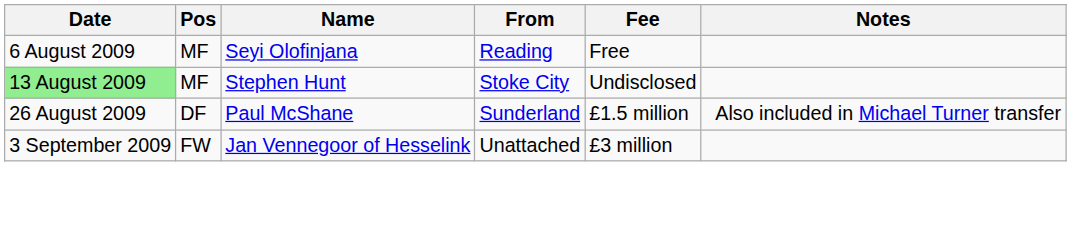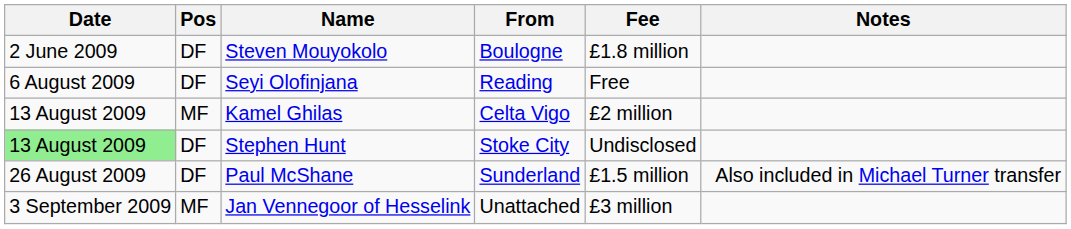+ row: (306, 51)
(194, 51) MF -> (193, 82) DF
+ row: (284, 113)
(194, 82) MF -> (193, 144) DF
(195, 144) FW -> (194, 207) MF
